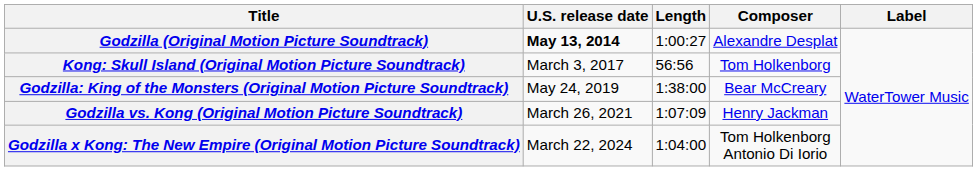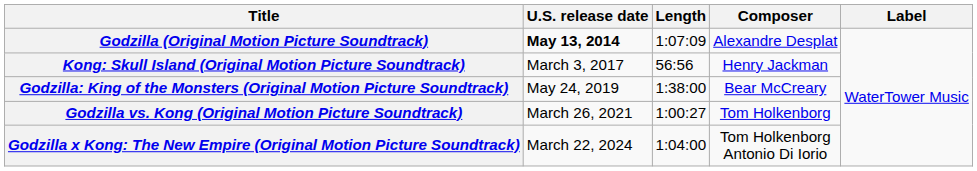(681, 40) 1:00:27 -> (681, 40) 1:07:09
(775, 64) Tom Holkenborg -> (775, 64) Henry Jackman
(681, 112) 1:07:09 -> (681, 112) 1:00:27
(775, 112) Henry Jackman -> (775, 112) Tom Holkenborg
